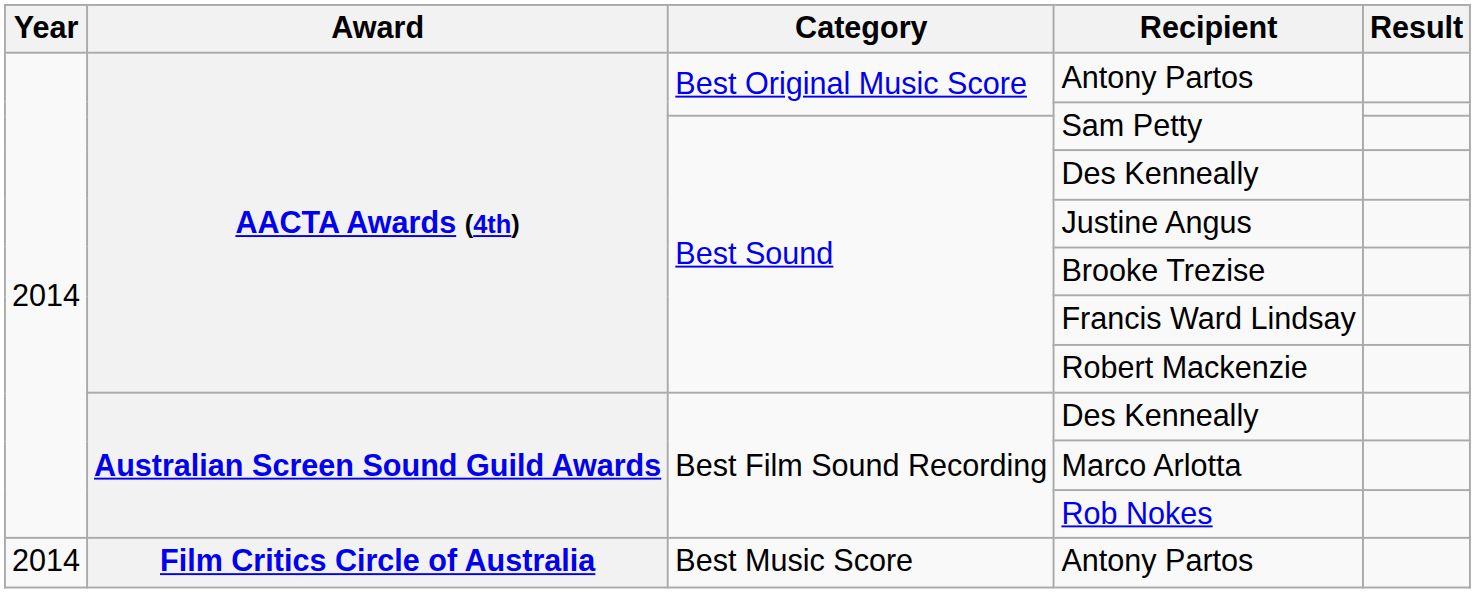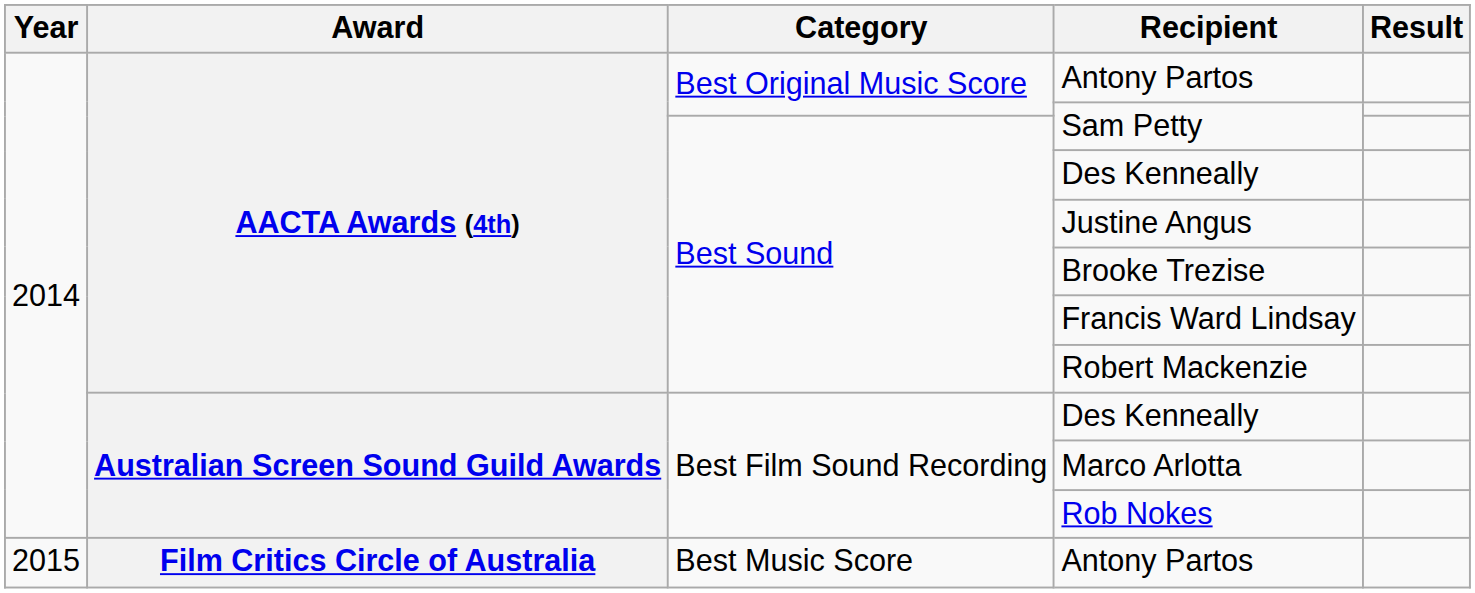(46, 561) 2014 -> (46, 561) 2015
